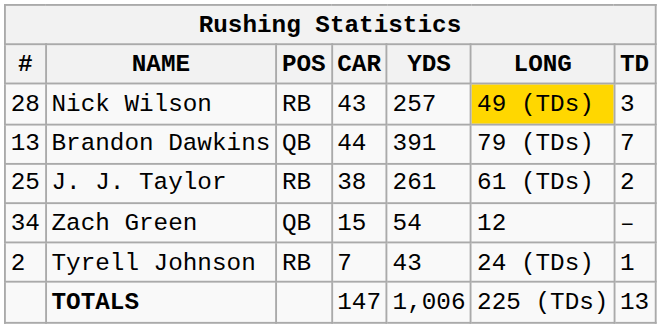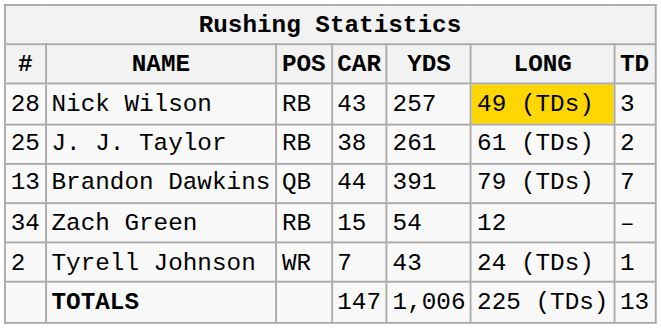rows swapped: (161, 144) <-> (139, 183)
(296, 223) QB -> (296, 223) RB
(296, 262) RB -> (296, 262) WR
